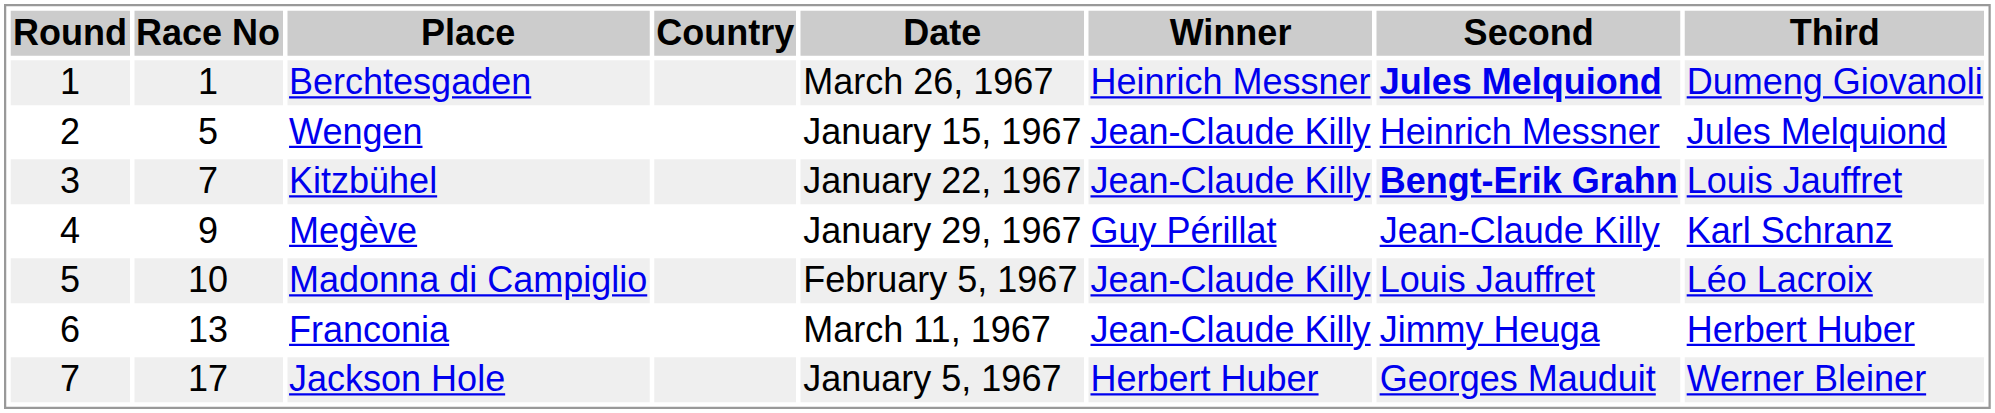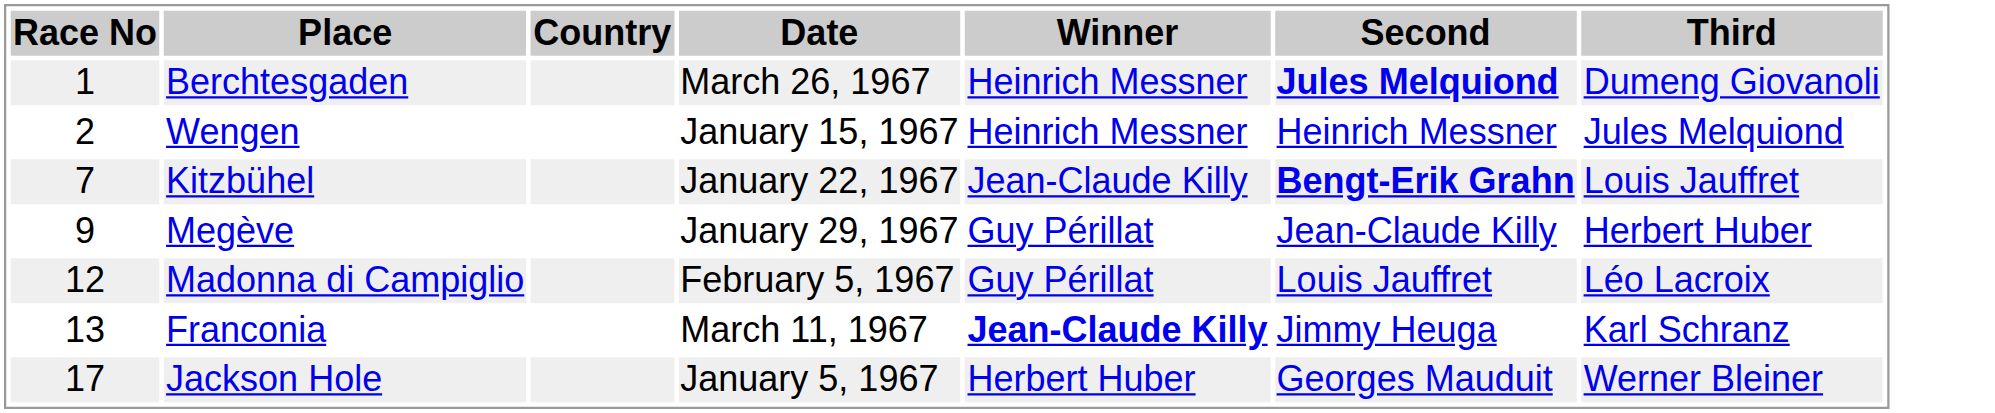- column: (70, 32)
(208, 131) 5 -> (85, 131) 2
(1231, 131) Jean-Claude Killy -> (1108, 131) Heinrich Messner
(1790, 230) Karl Schranz -> (1698, 230) Herbert Huber
(208, 280) 10 -> (85, 280) 12
(1231, 280) Jean-Claude Killy -> (1061, 280) Guy Périllat
(1231, 329) normal -> (1118, 329) bold
(1801, 329) Herbert Huber -> (1687, 329) Karl Schranz
